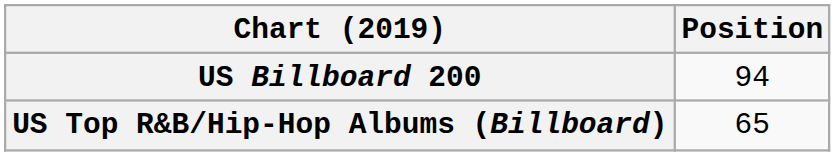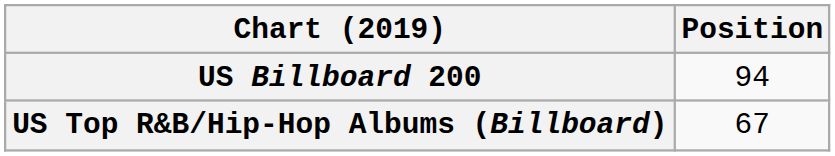(752, 125) 65 -> (752, 125) 67
